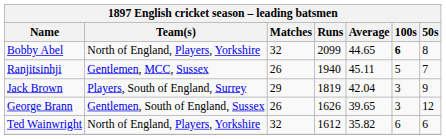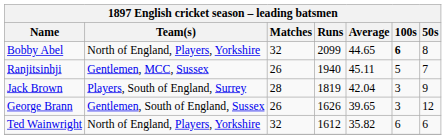(276, 87) 29 -> (276, 87) 28
